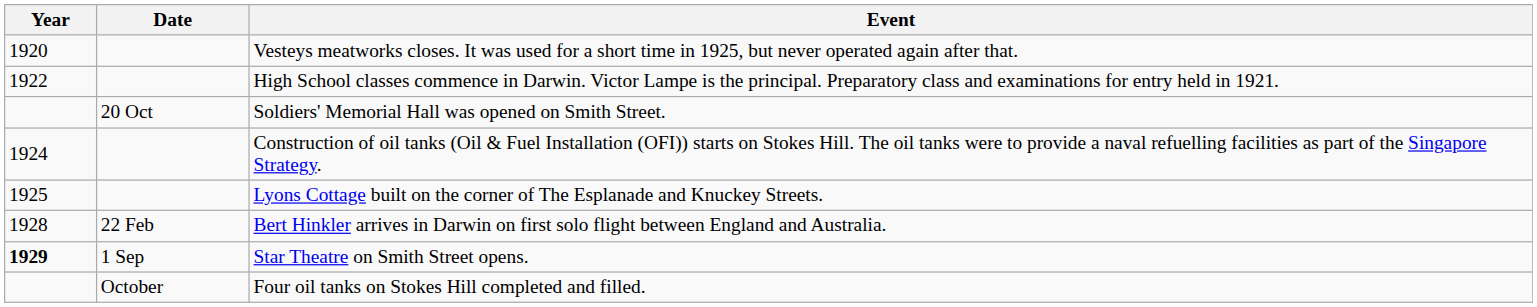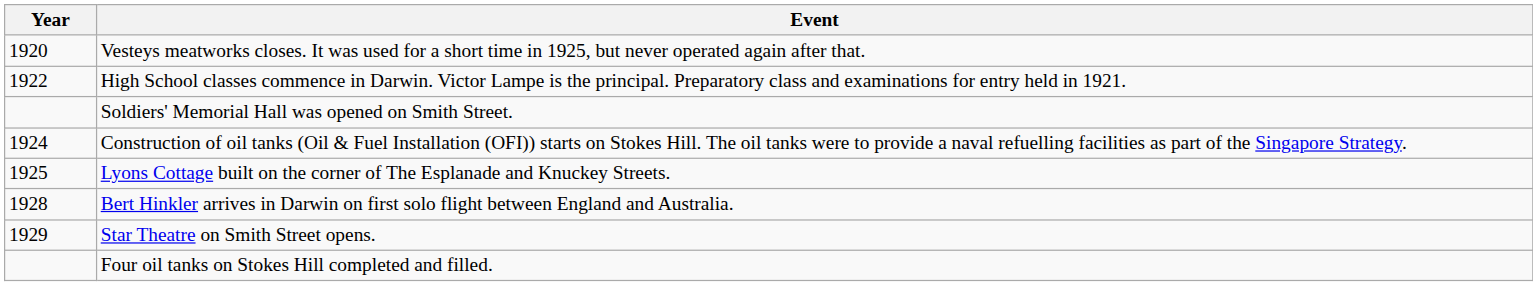- column: (173, 19)
(28, 256) bold -> (28, 234) normal
